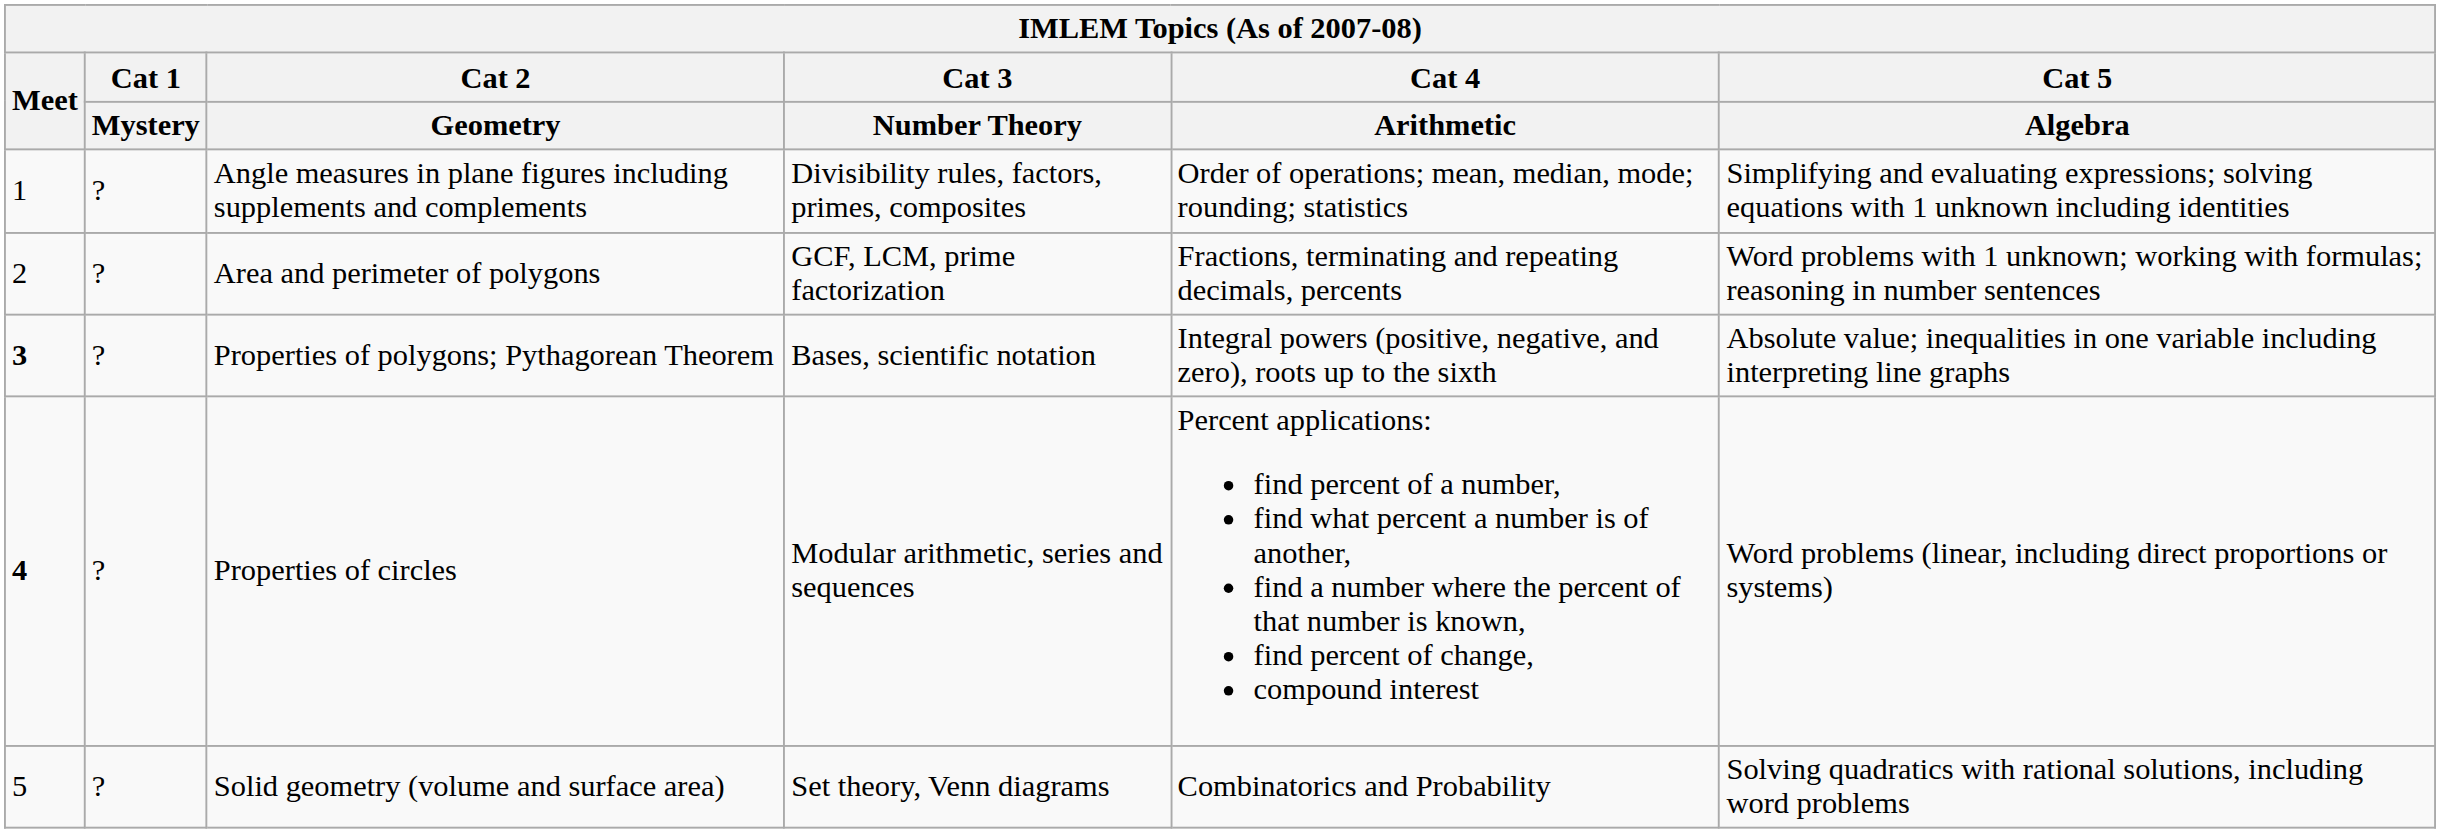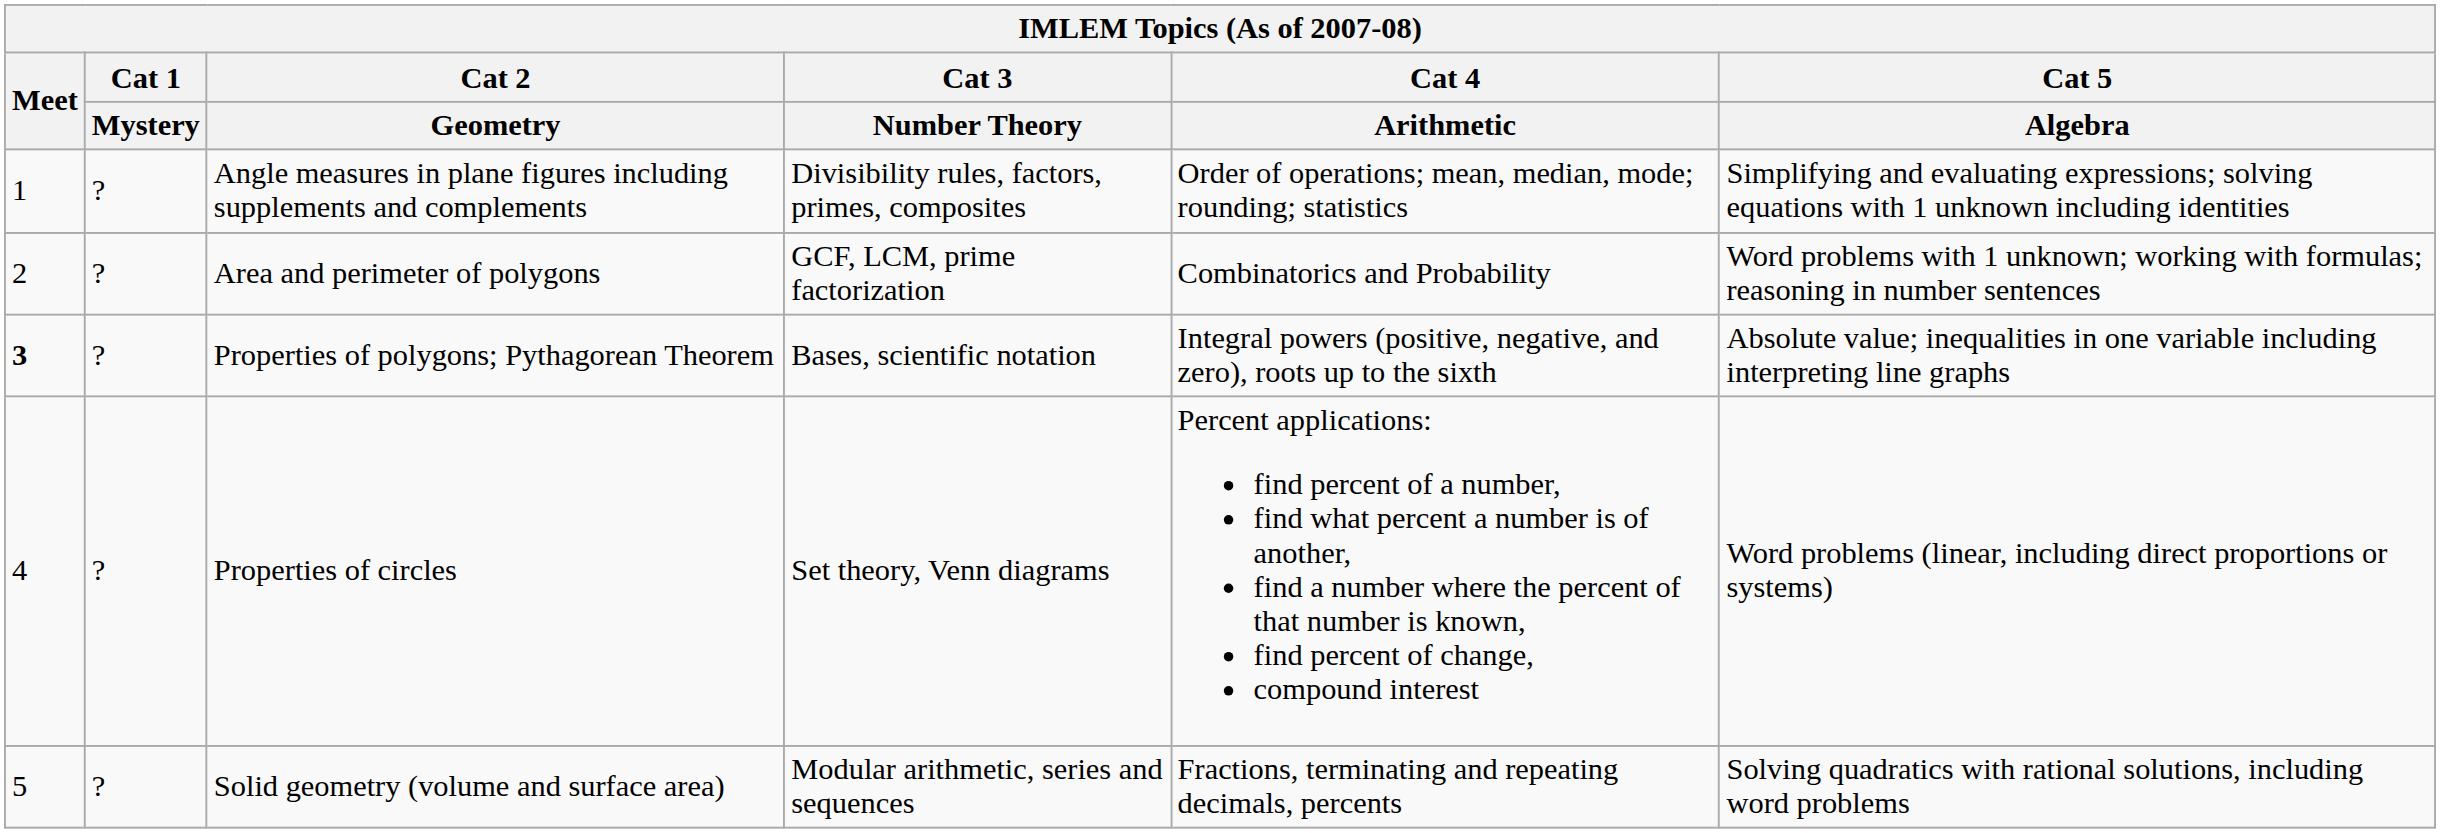(1398, 272) Fractions, terminating and repeating decimals, percents -> (1364, 272) Combinatorics and Probability
(20, 570) bold -> (20, 570) normal
(977, 570) Modular arithmetic, series and sequences -> (950, 570) Set theory, Venn diagrams
(950, 785) Set theory, Venn diagrams -> (977, 785) Modular arithmetic, series and sequences
(1364, 785) Combinatorics and Probability -> (1398, 785) Fractions, terminating and repeating decimals, percents
